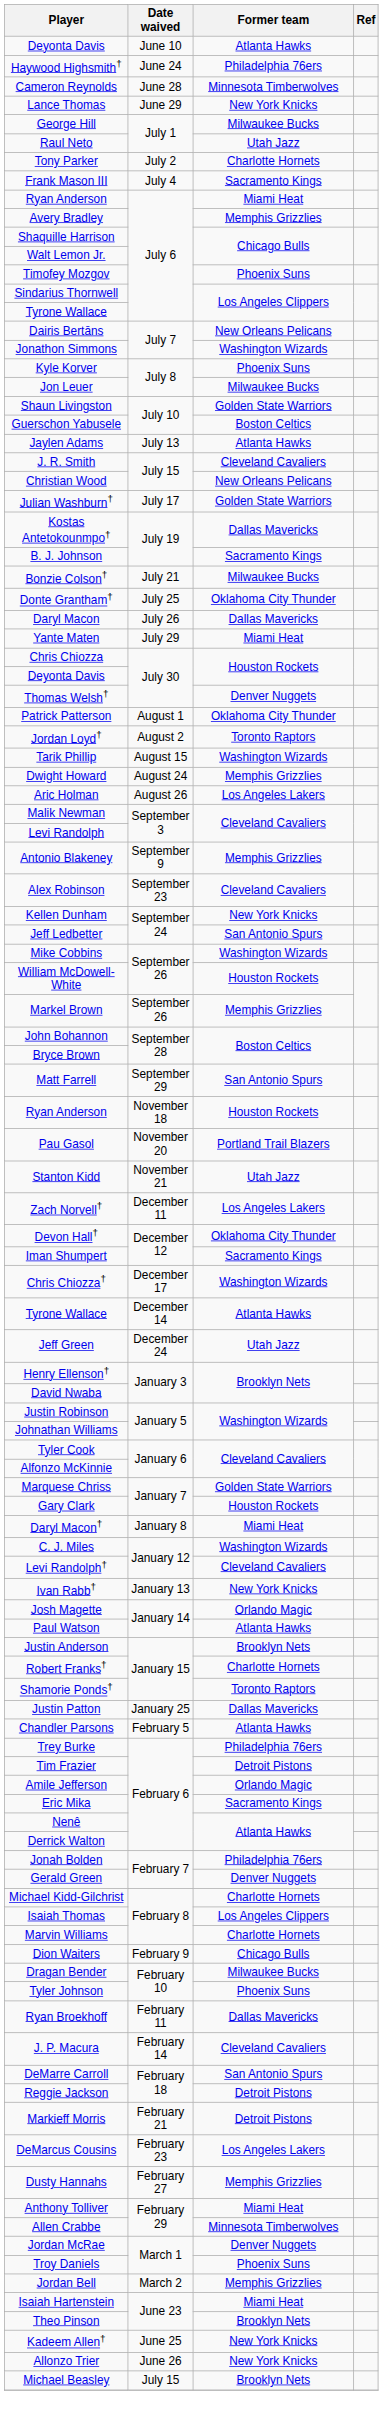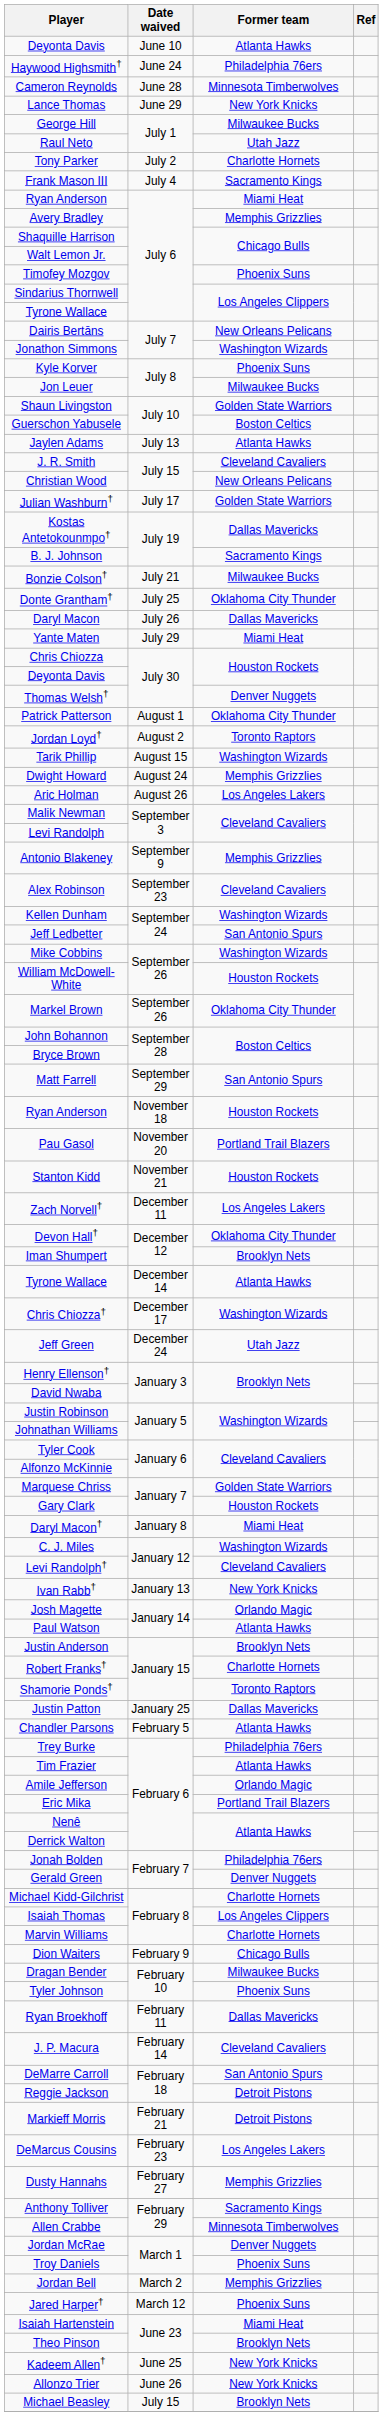(273, 915) New York Knicks -> (273, 915) Washington Wizards
(273, 1010) Memphis Grizzlies -> (273, 1010) Oklahoma City Thunder
(273, 1176) Utah Jazz -> (273, 1176) Houston Rockets
(273, 1256) Sacramento Kings -> (273, 1256) Brooklyn Nets
rows swapped: (66, 1313) <-> (66, 1281)
(273, 1766) Detroit Pistons -> (273, 1766) Atlanta Hawks
(273, 1803) Sacramento Kings -> (273, 1803) Portland Trail Blazers
(273, 2208) Miami Heat -> (273, 2208) Sacramento Kings
+ row: (66, 2303)
